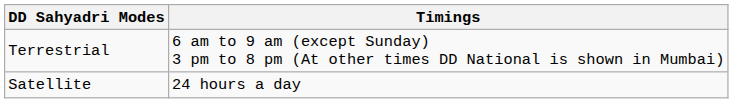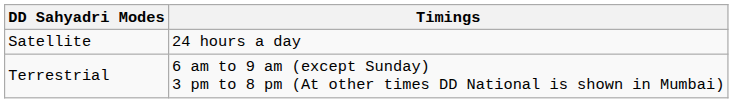rows swapped: (59, 51) <-> (50, 85)
